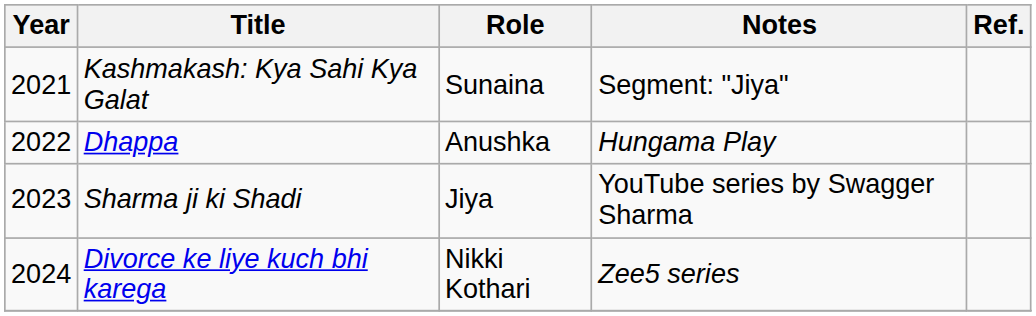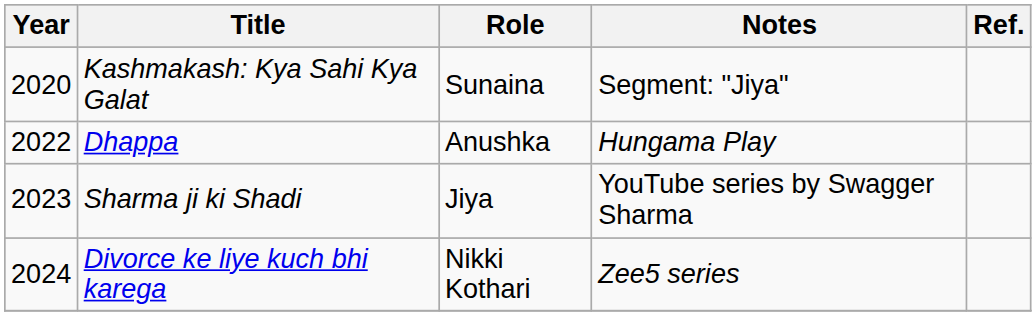(41, 84) 2021 -> (41, 84) 2020
